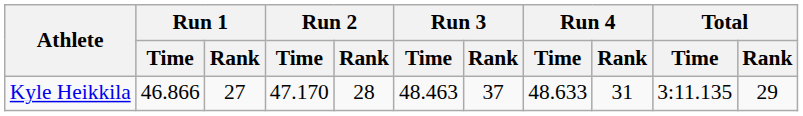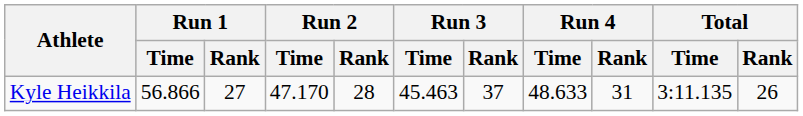(170, 93) 46.866 -> (170, 93) 56.866
(429, 93) 48.463 -> (429, 93) 45.463
(767, 93) 29 -> (767, 93) 26
